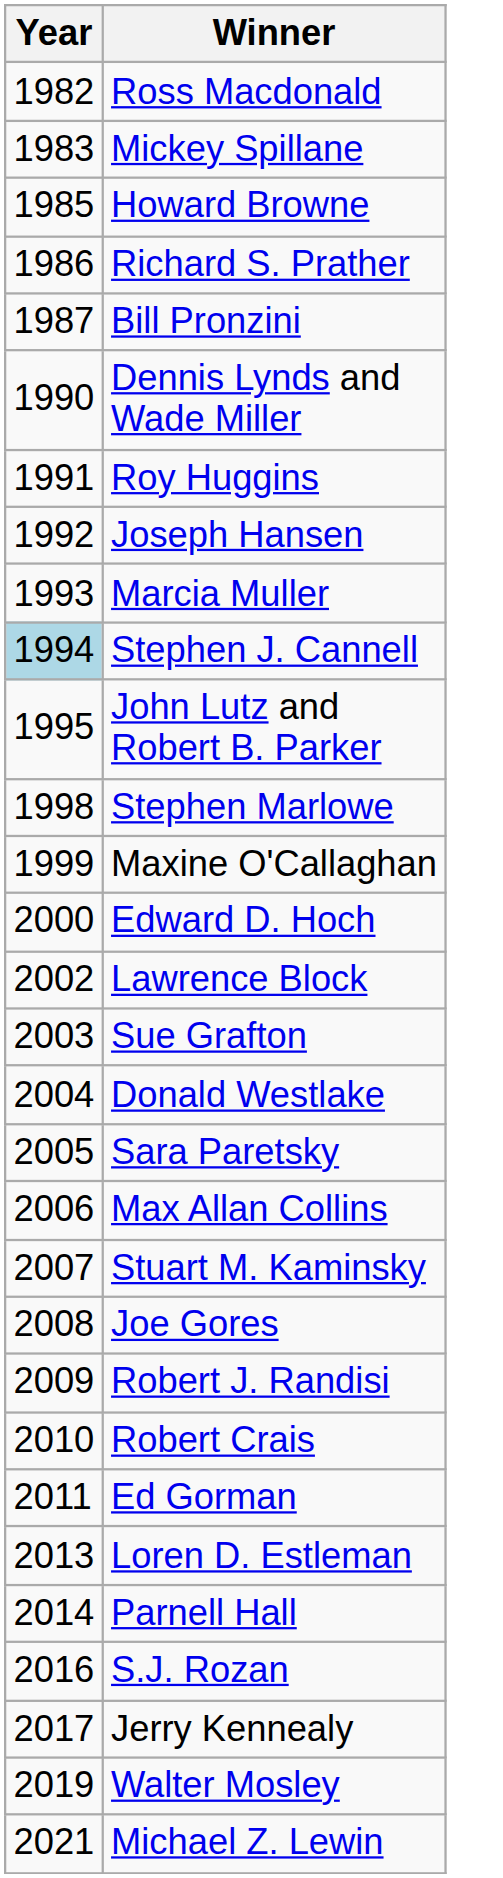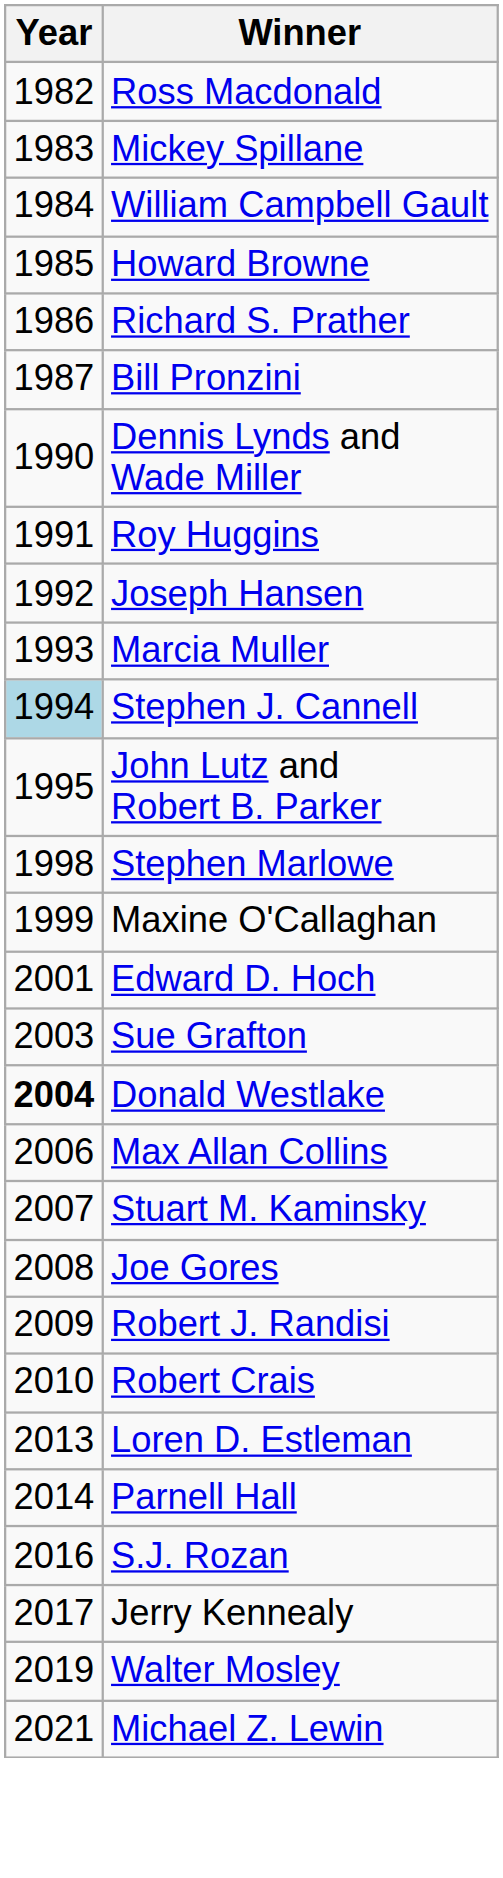+ row: (300, 206)
(54, 921) 2000 -> (54, 979) 2001
- row: (239, 979)
(54, 1094) normal -> (54, 1094) bold
- row: (225, 1151)
- row: (204, 1497)
